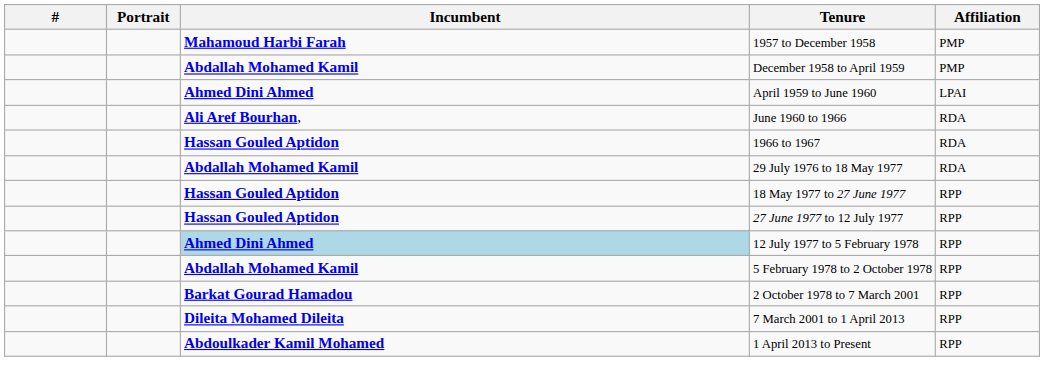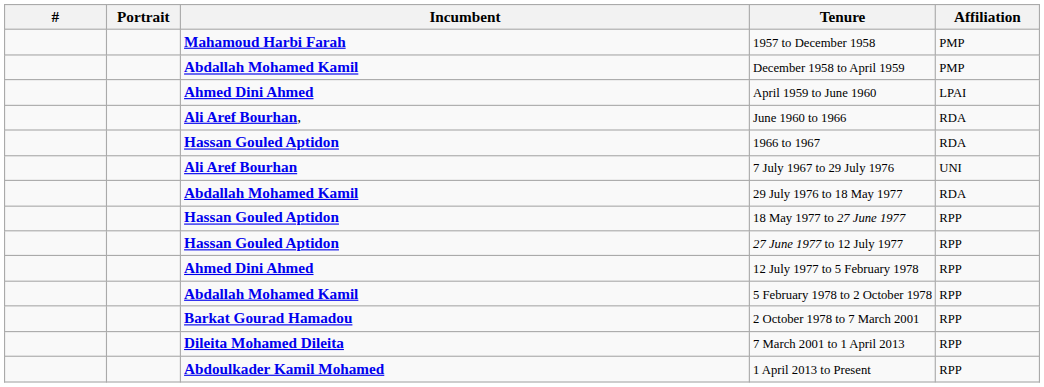+ row: (824, 167)
(249, 242) lightblue background -> (249, 267) no background
